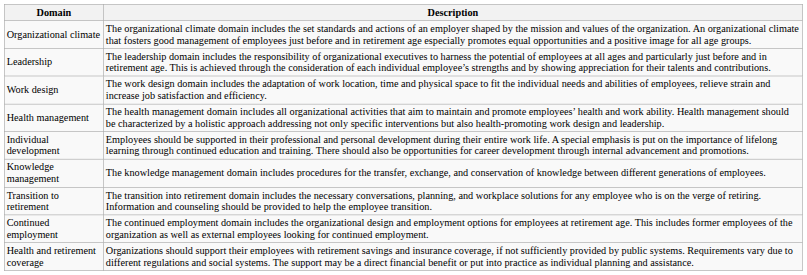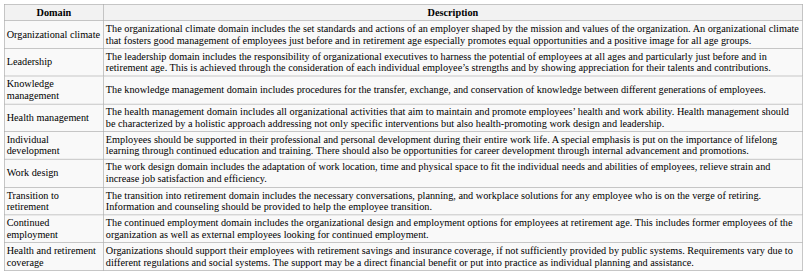rows swapped: (33, 90) <-> (33, 173)
